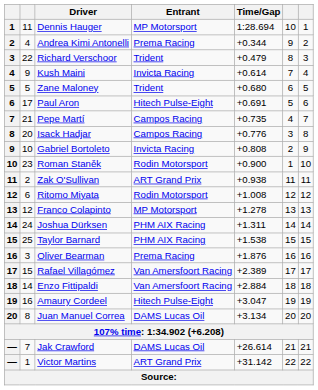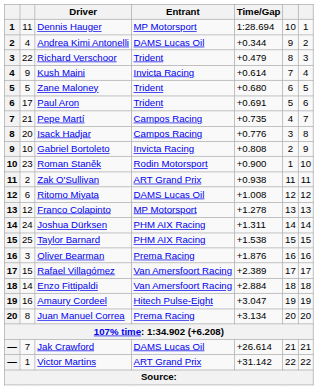(164, 42) Prema Racing -> (169, 42) DAMS Lucas Oil
(173, 103) Hitech Pulse-Eight -> (148, 103) Trident
(171, 194) Rodin Motorsport -> (169, 194) DAMS Lucas Oil
(169, 316) DAMS Lucas Oil -> (164, 316) Prema Racing
